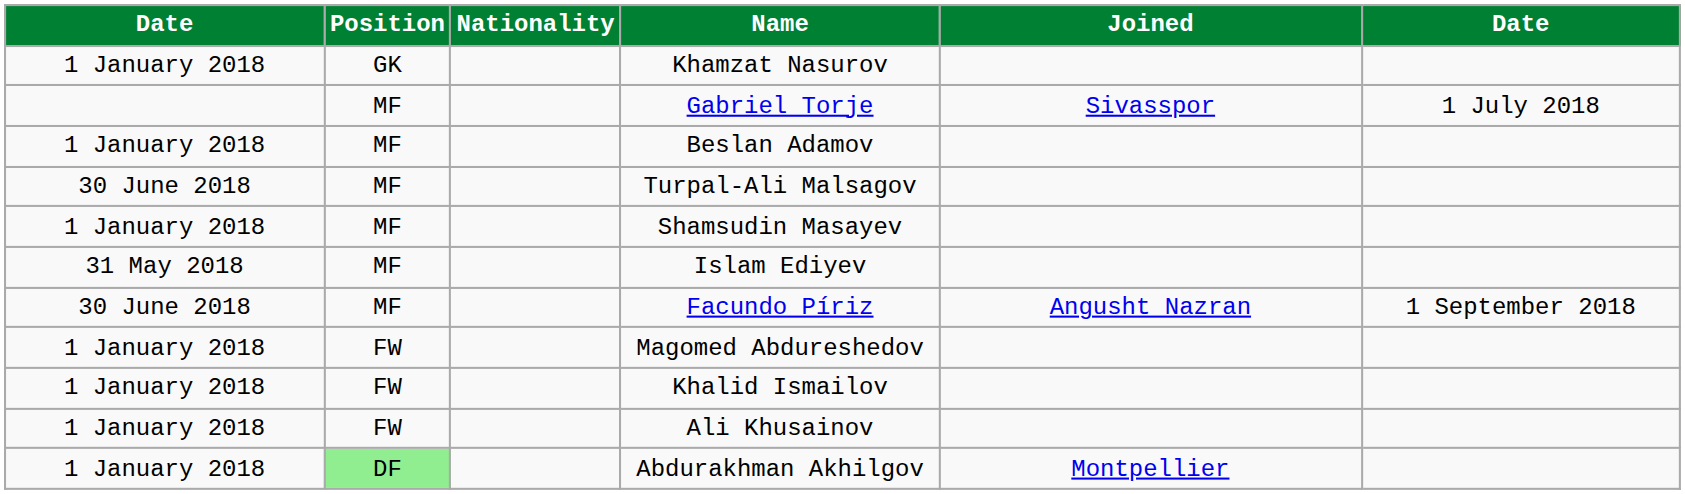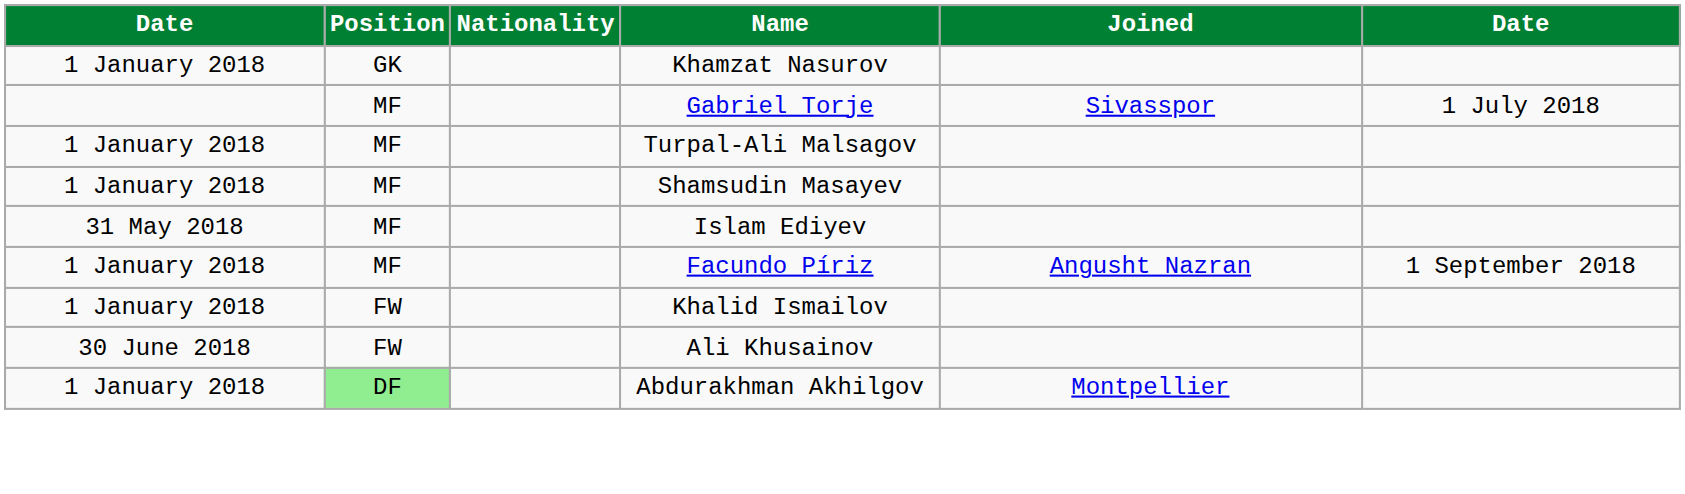- row: (780, 146)
(165, 186) 30 June 2018 -> (165, 146) 1 January 2018
(165, 307) 30 June 2018 -> (165, 267) 1 January 2018
- row: (780, 347)
(165, 428) 1 January 2018 -> (165, 347) 30 June 2018
